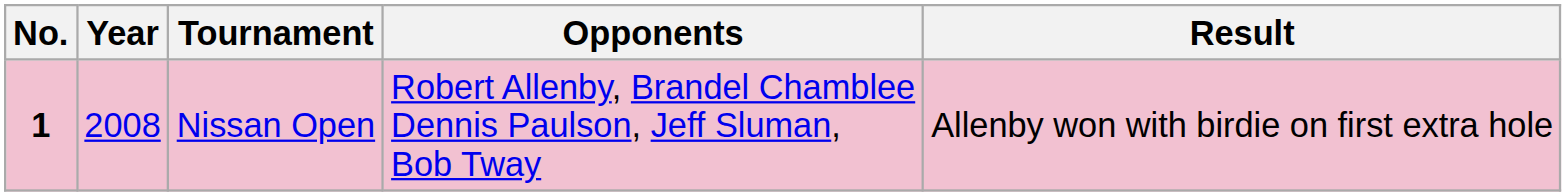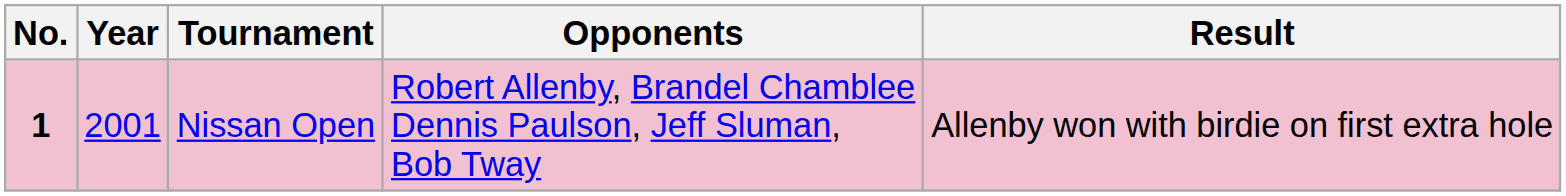(123, 125) 2008 -> (123, 125) 2001
